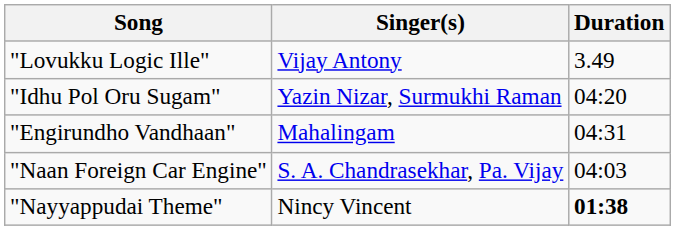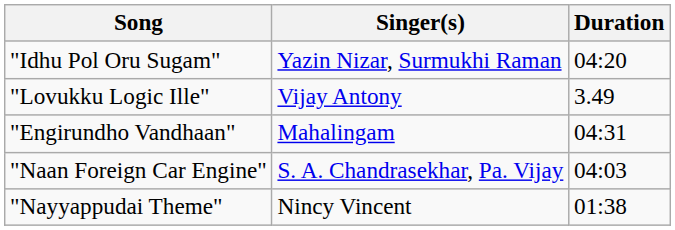rows swapped: (115, 96) <-> (110, 59)
(601, 206) bold -> (600, 206) normal
